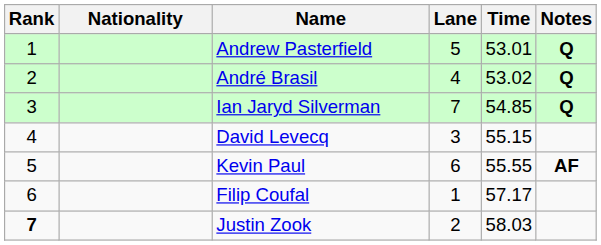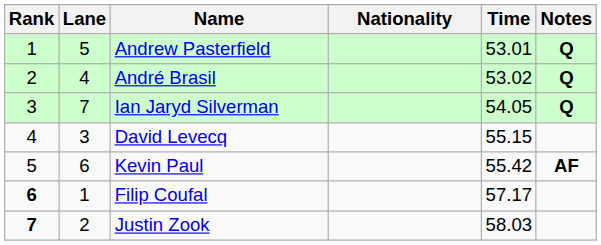columns swapped: (455, 19) <-> (135, 19)
(509, 107) 54.85 -> (509, 107) 54.05
(509, 166) 55.55 -> (509, 166) 55.42
(32, 195) normal -> (32, 195) bold
